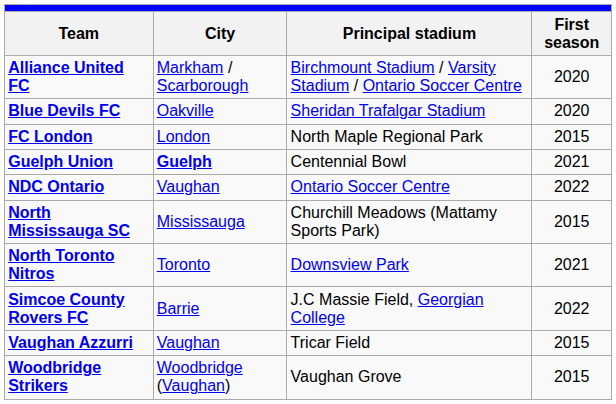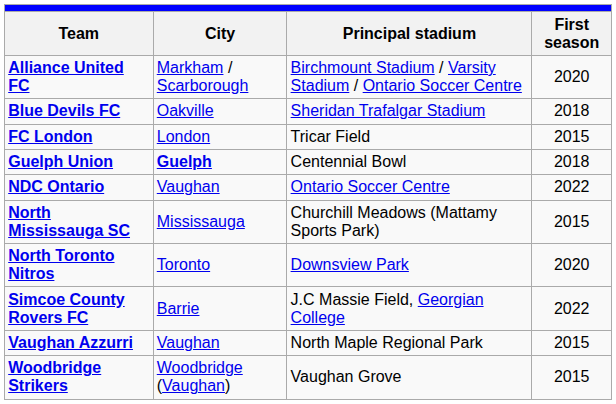(572, 111) 2020 -> (572, 111) 2018
(387, 136) North Maple Regional Park -> (330, 136) Tricar Field
(572, 162) 2021 -> (572, 162) 2018
(572, 265) 2021 -> (572, 265) 2020
(330, 342) Tricar Field -> (387, 342) North Maple Regional Park
